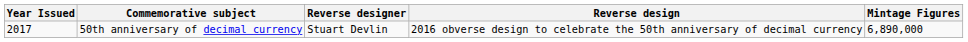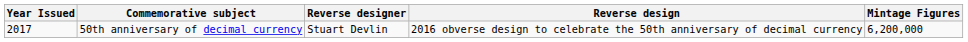(895, 30) 6,890,000 -> (895, 30) 6,200,000
